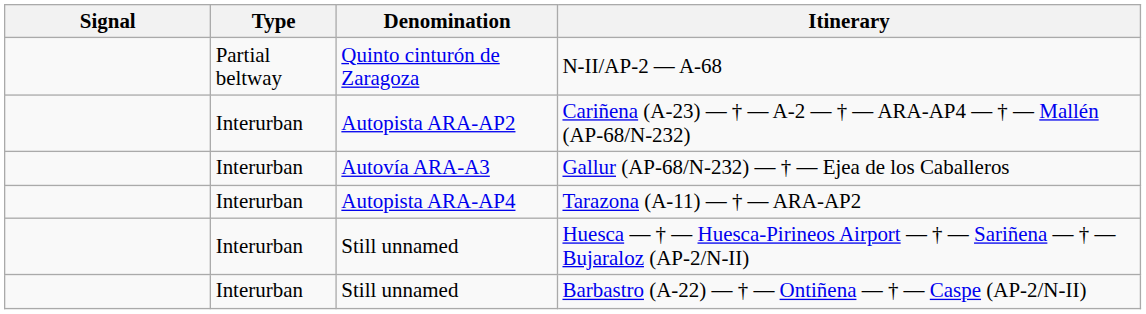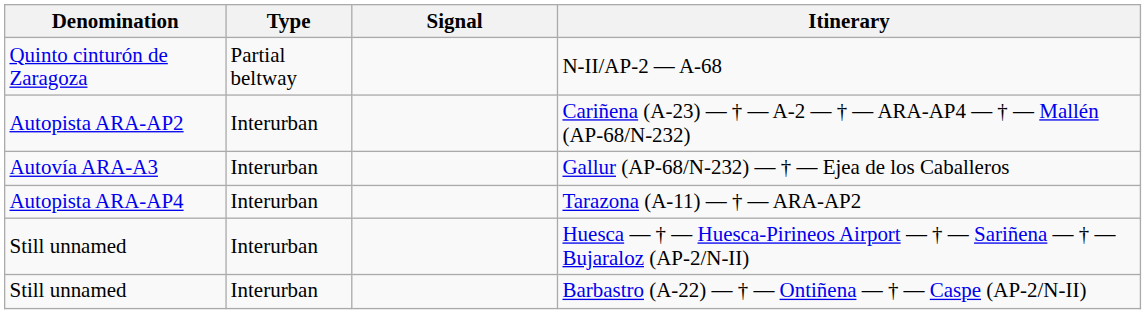columns swapped: (108, 21) <-> (447, 21)
